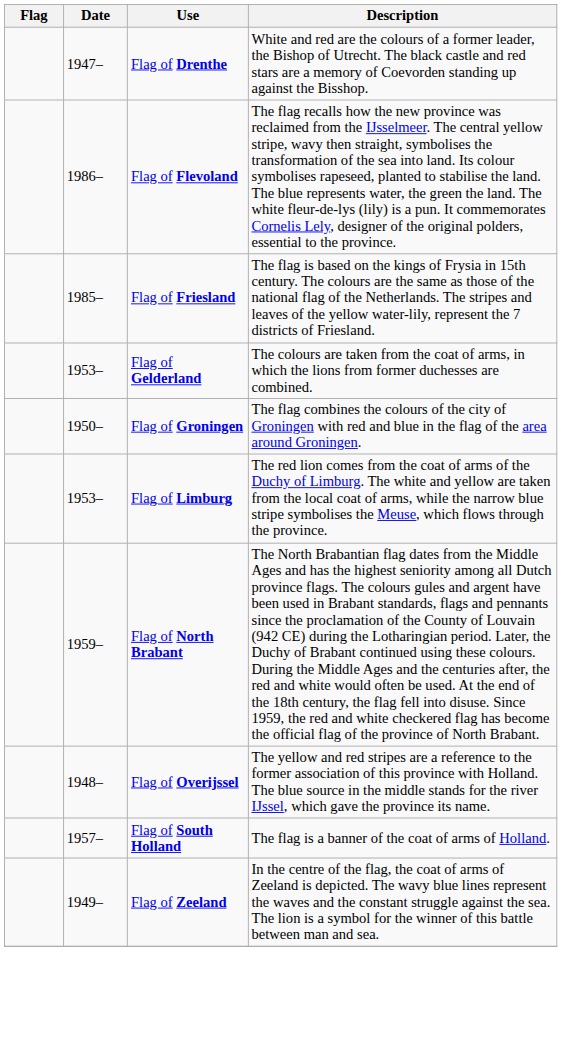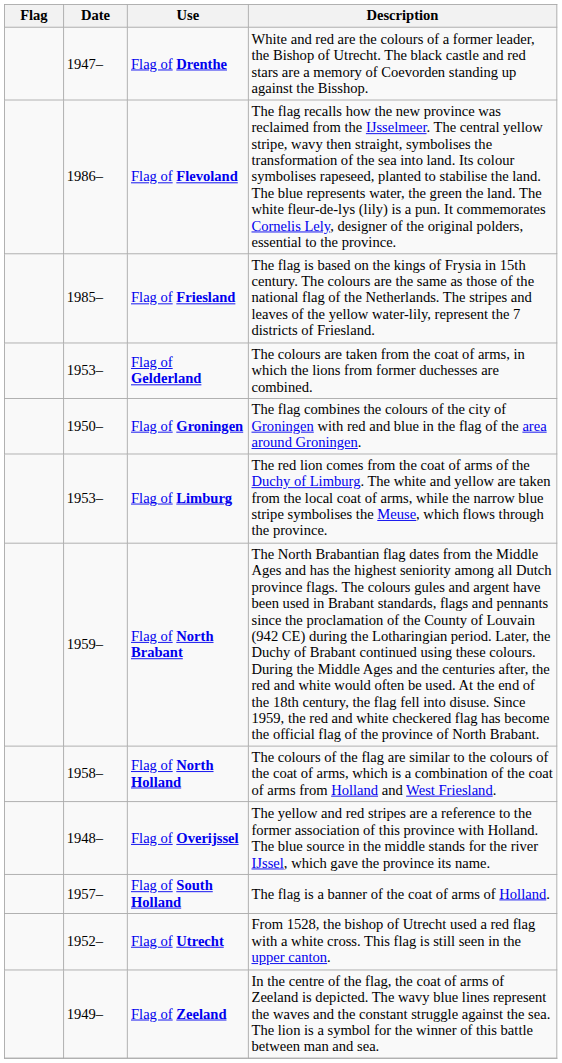+ row: (172, 774)
+ row: (177, 941)
